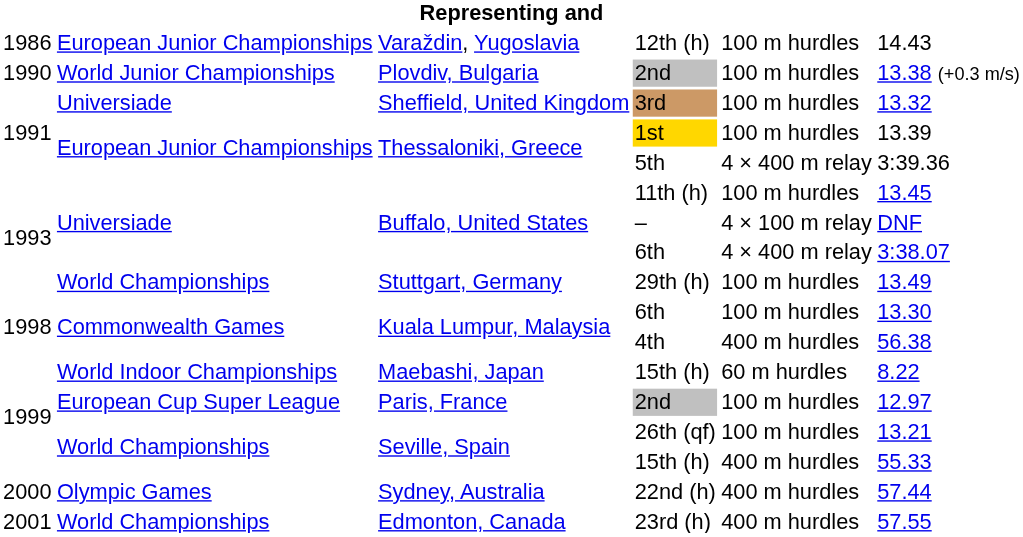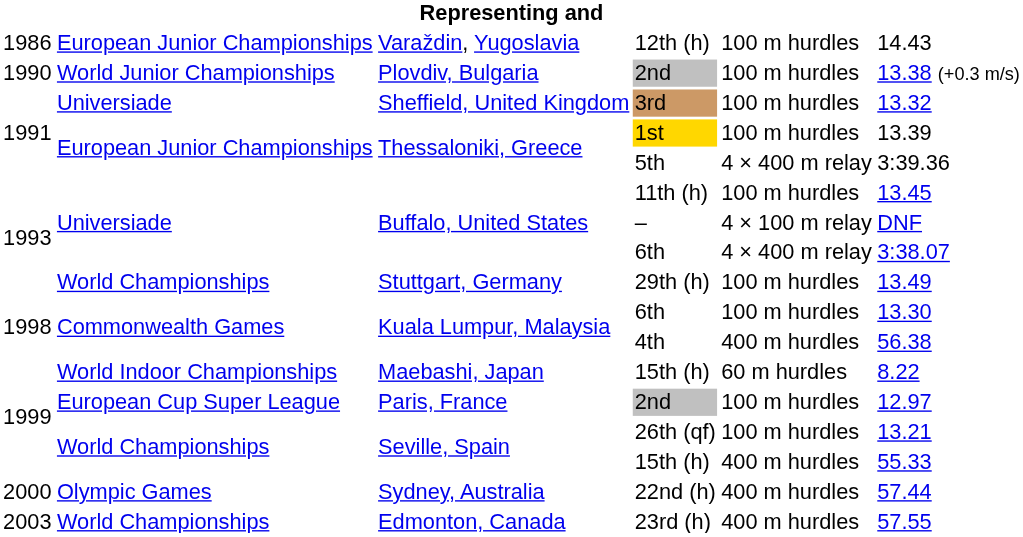(27, 521) 2001 -> (27, 521) 2003
